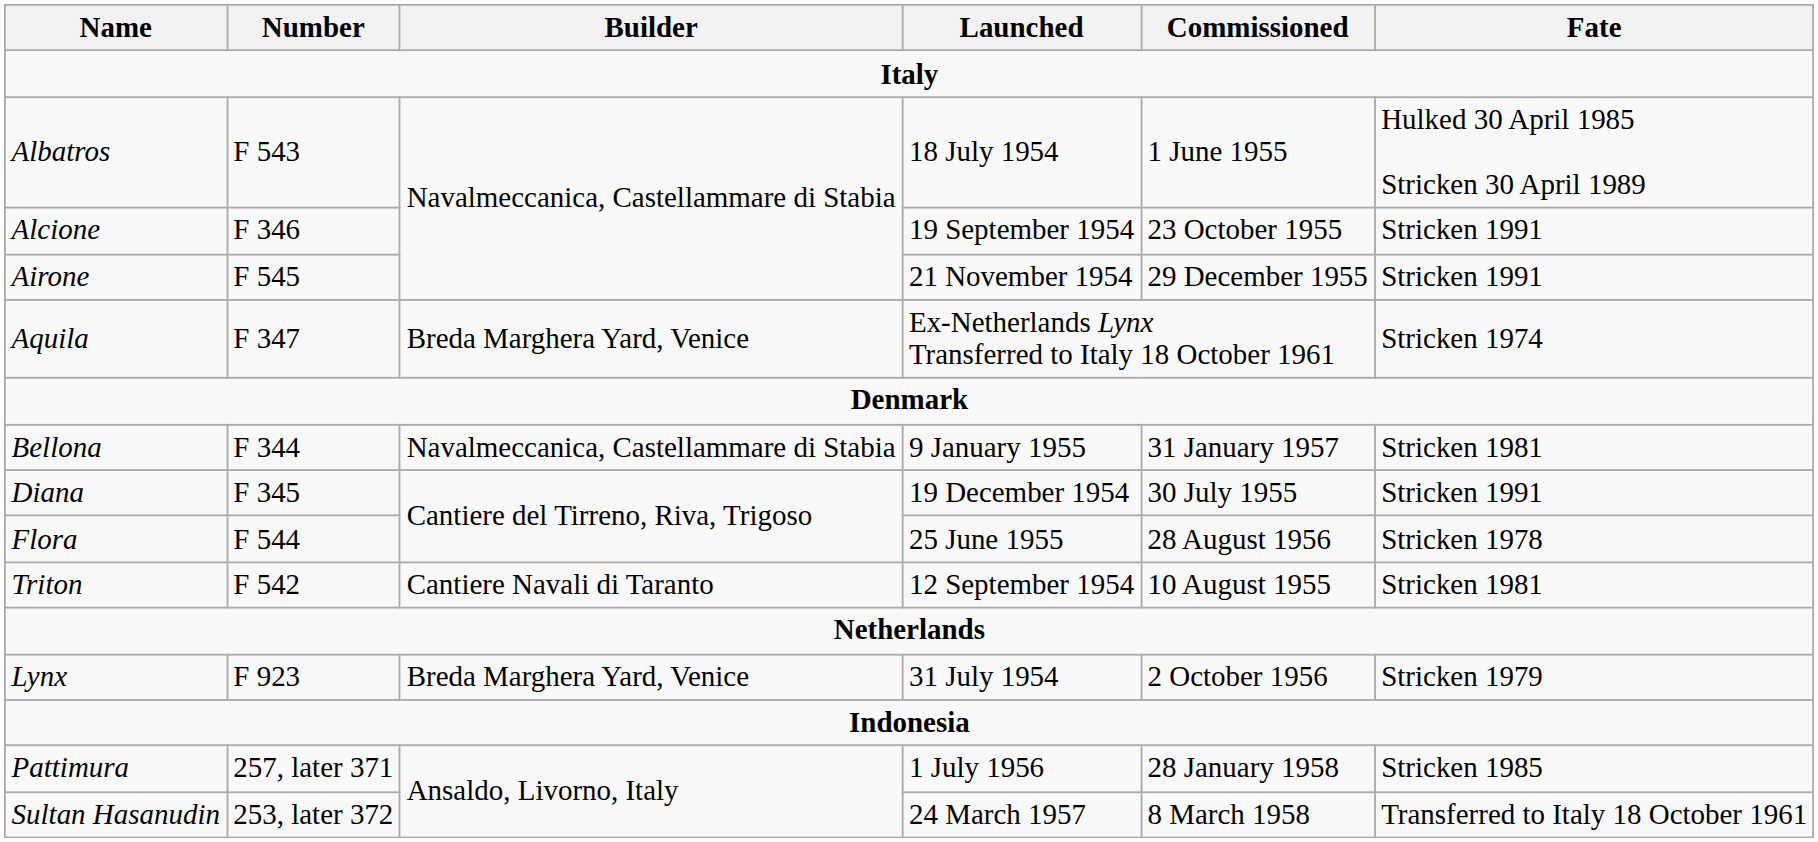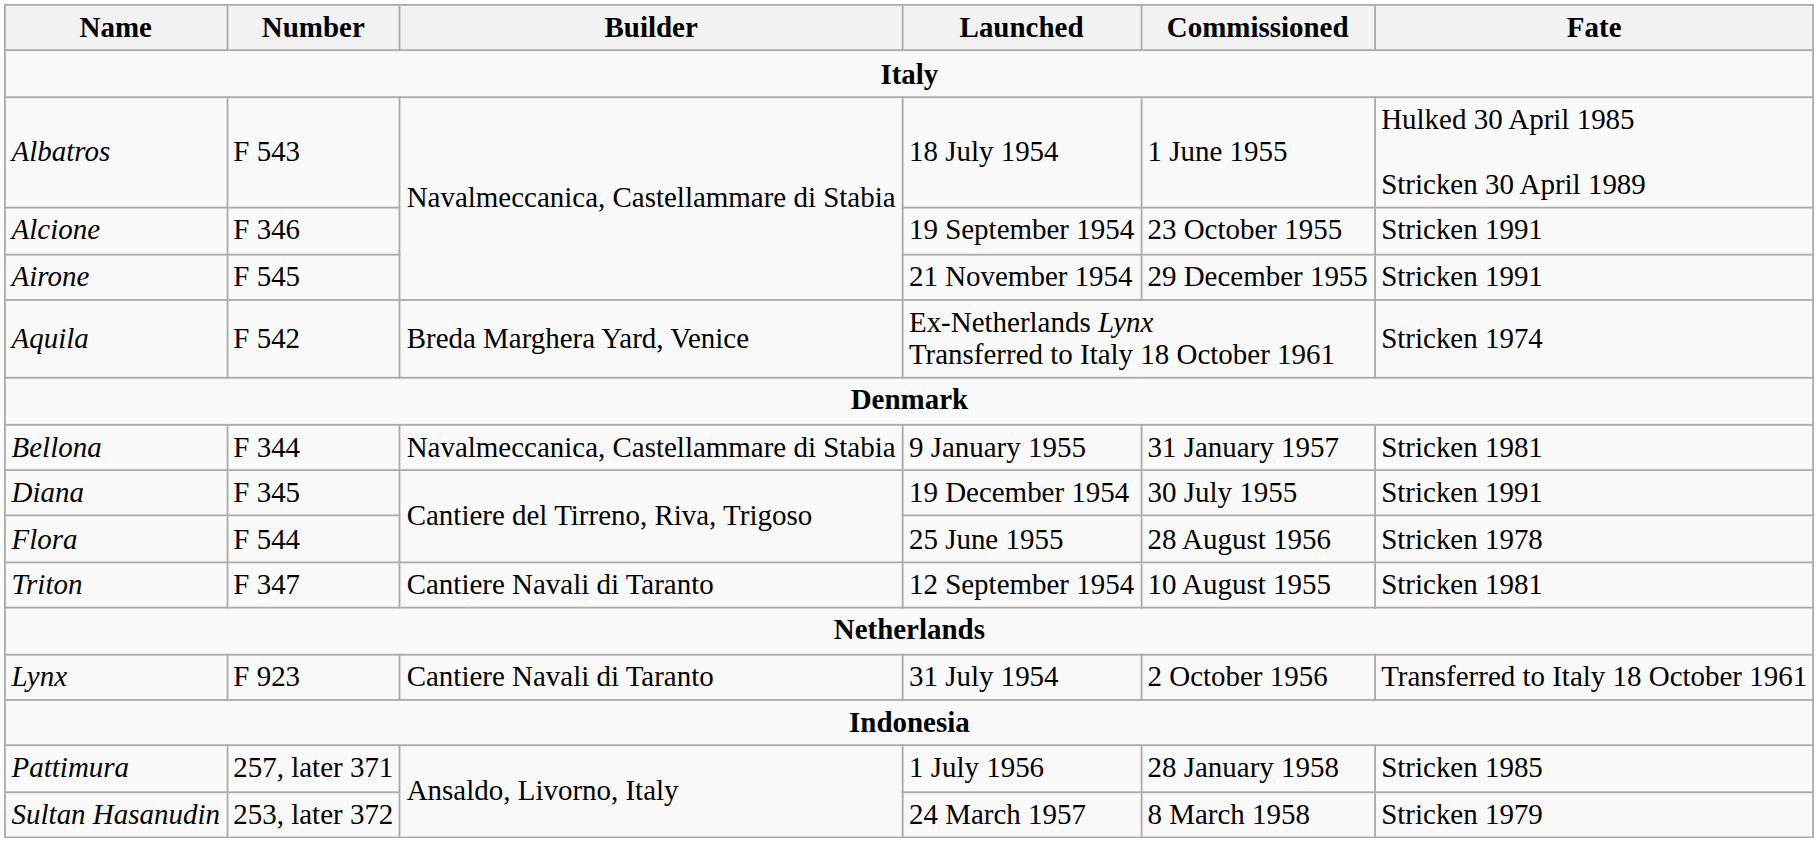(267, 338) F 347 -> (267, 338) F 542
(267, 584) F 542 -> (267, 584) F 347
(578, 676) Breda Marghera Yard, Venice -> (560, 676) Cantiere Navali di Taranto
(1462, 676) Stricken 1979 -> (1594, 676) Transferred to Italy 18 October 1961
(1594, 814) Transferred to Italy 18 October 1961 -> (1462, 814) Stricken 1979
